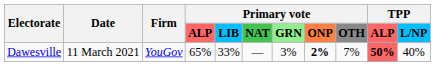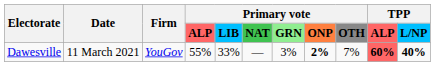(200, 52) 65% -> (200, 52) 55%
(382, 52) 50% -> (382, 52) 60%
(414, 52) normal -> (414, 52) bold
